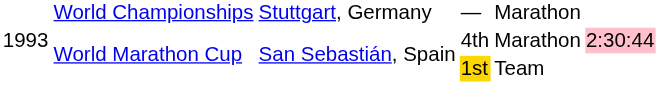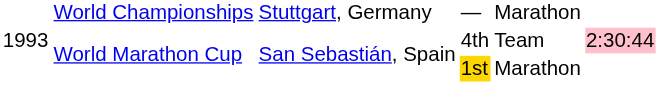(538, 40) Marathon -> (519, 40) Team
(519, 68) Team -> (538, 68) Marathon
